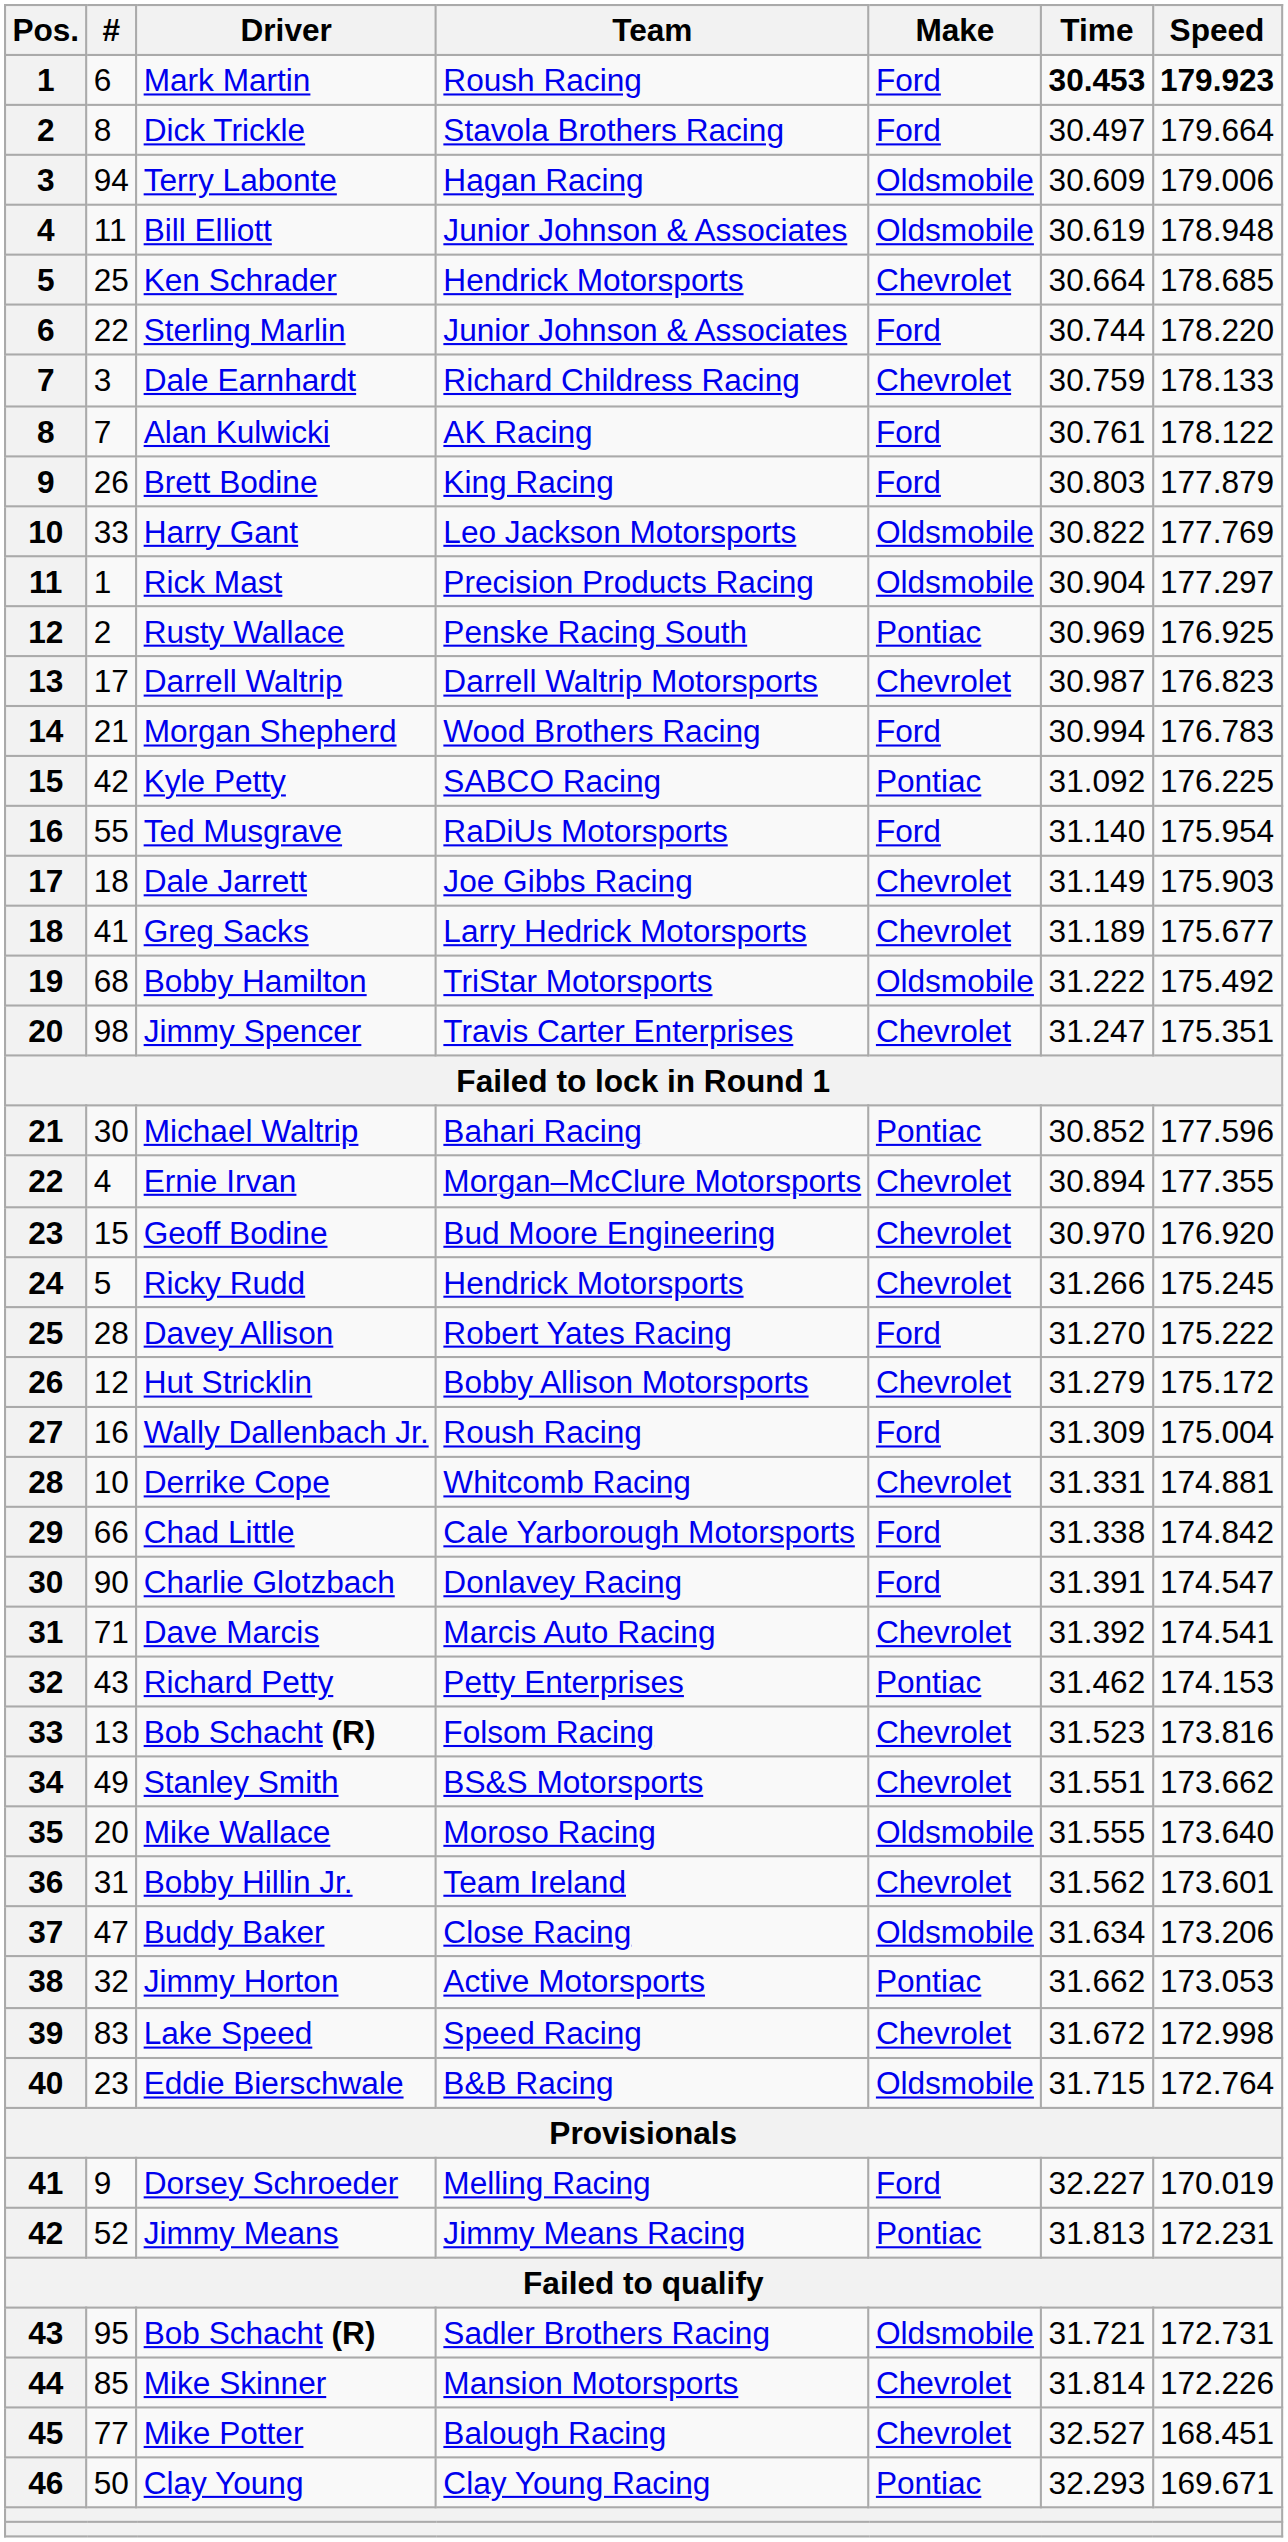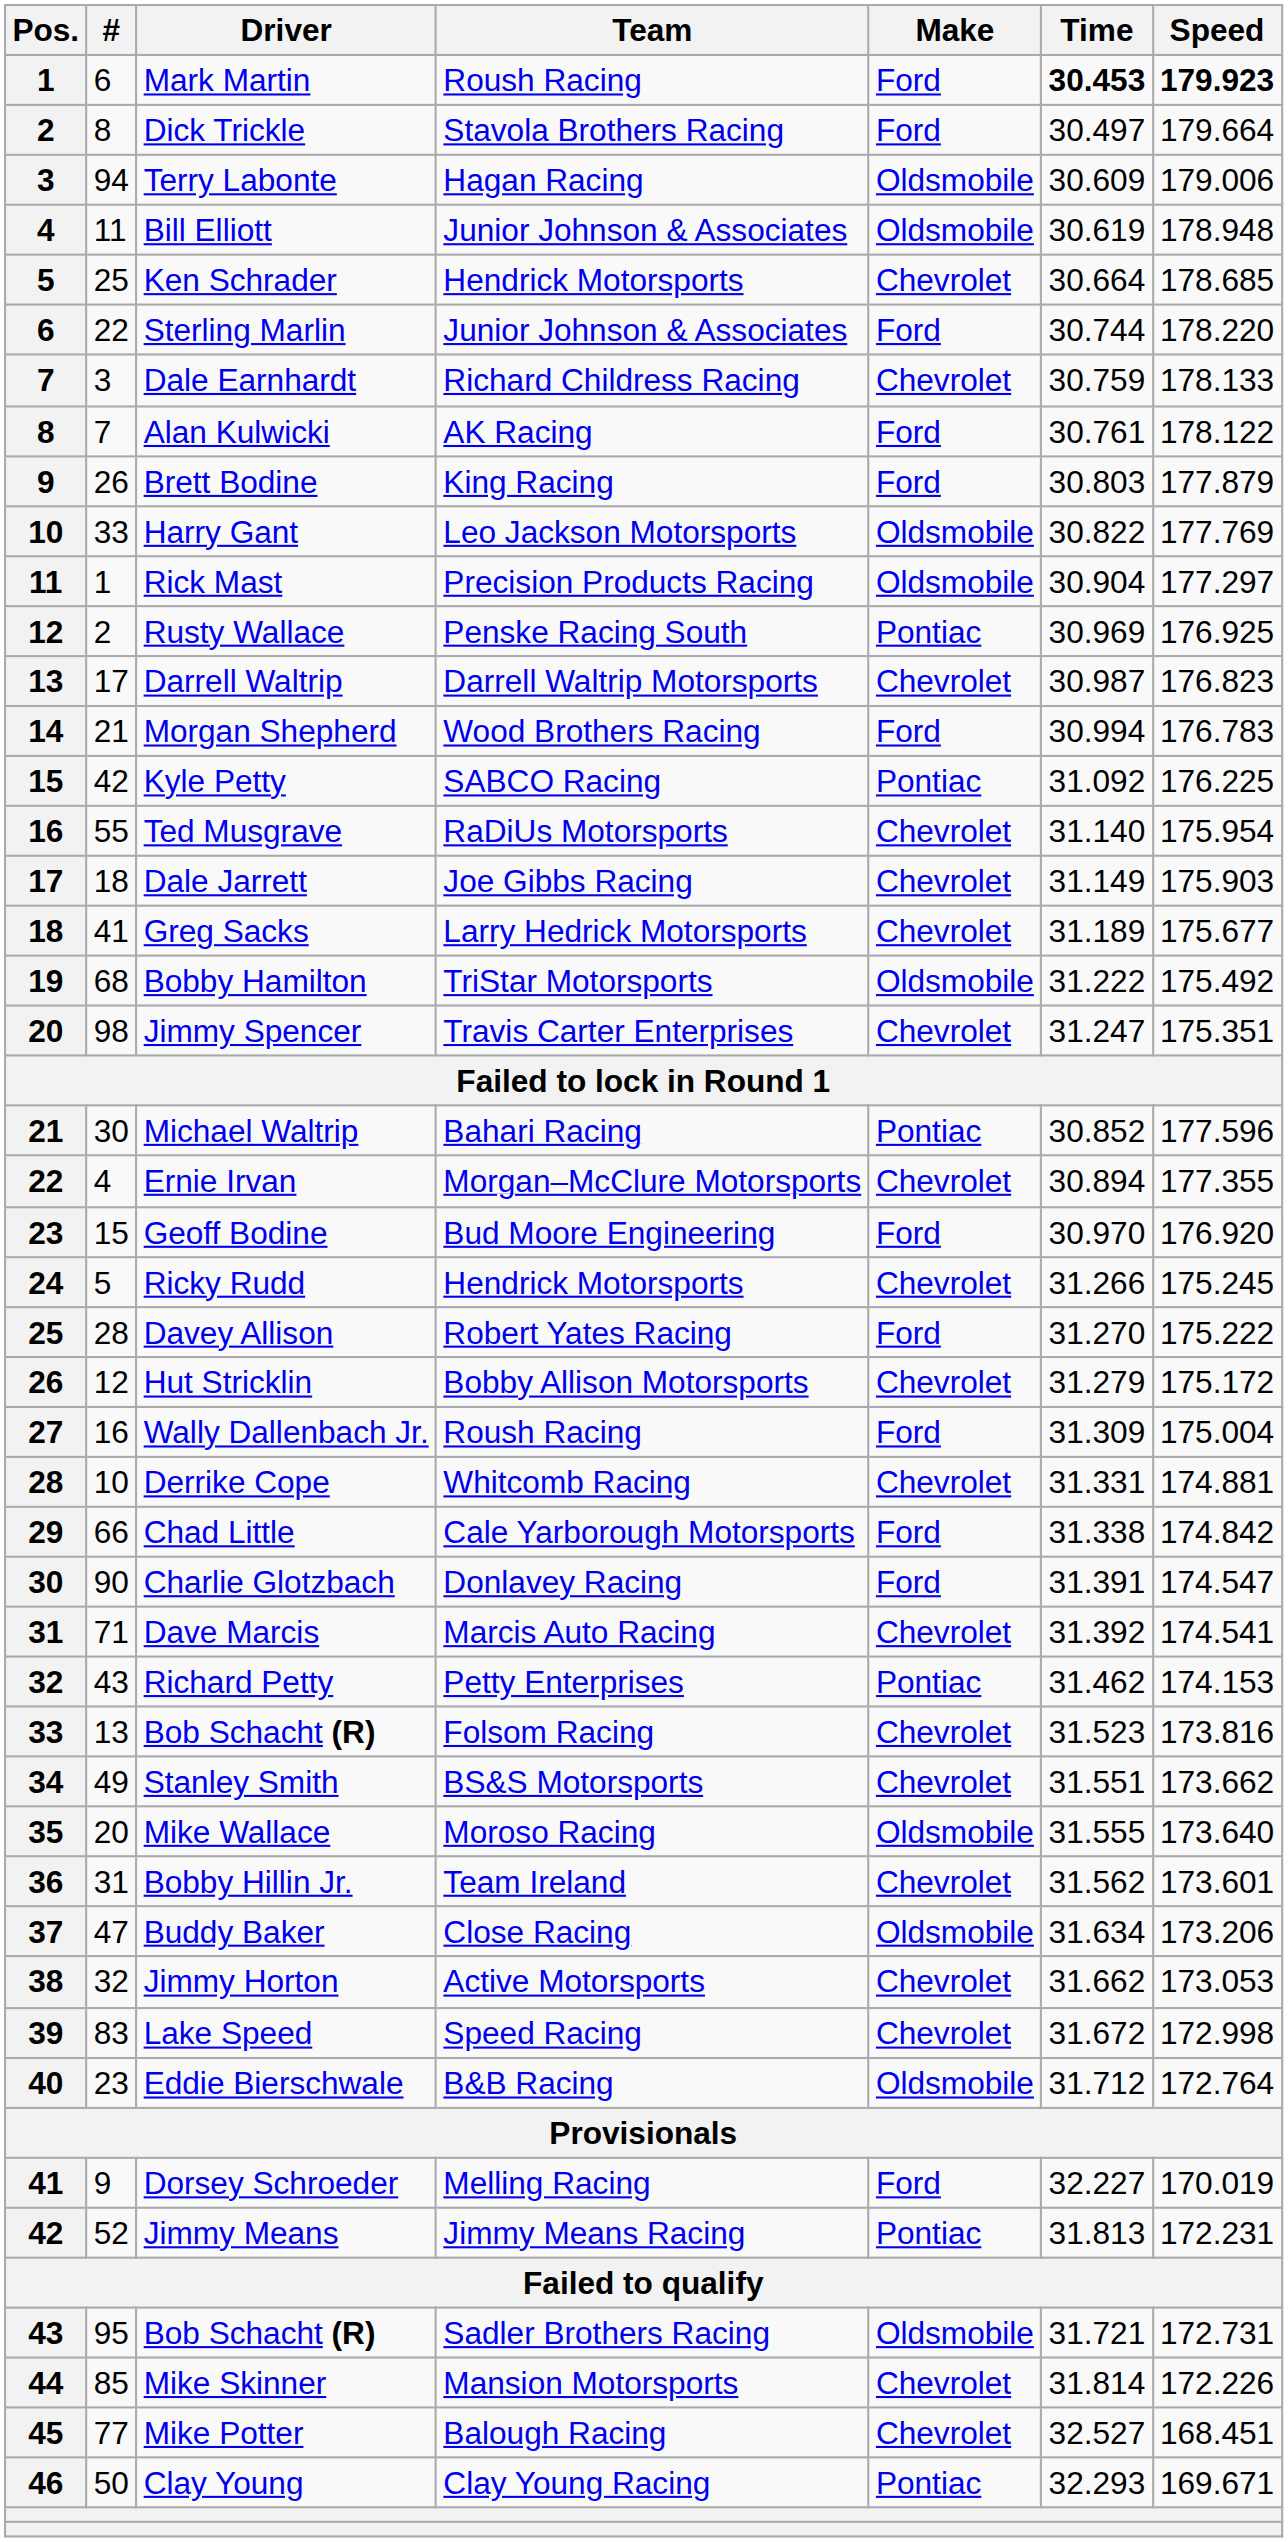(908, 831) Ford -> (944, 831) Chevrolet
(944, 1231) Chevrolet -> (908, 1231) Ford
(929, 1982) Pontiac -> (944, 1982) Chevrolet
(1097, 2082) 31.715 -> (1097, 2082) 31.712
